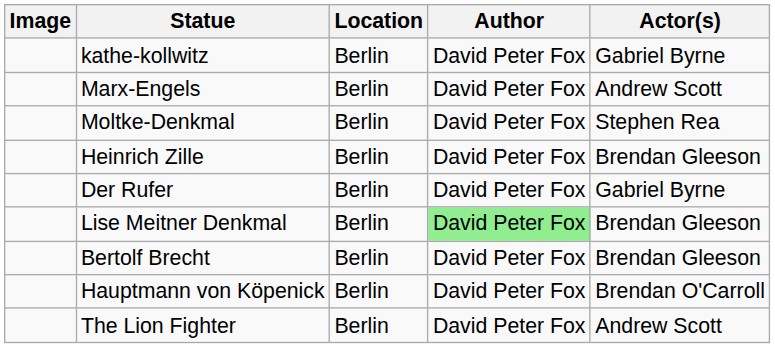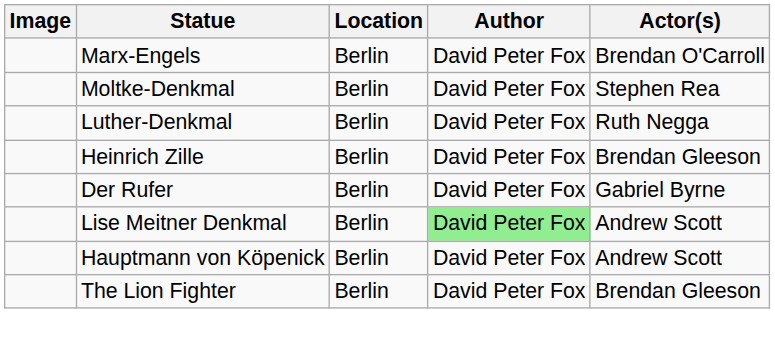- row: (145, 55)
(659, 88) Andrew Scott -> (680, 55) Brendan O'Carroll
+ row: (157, 122)
(678, 223) Brendan Gleeson -> (659, 223) Andrew Scott
- row: (145, 257)
(680, 291) Brendan O'Carroll -> (659, 257) Andrew Scott
(659, 325) Andrew Scott -> (678, 291) Brendan Gleeson
